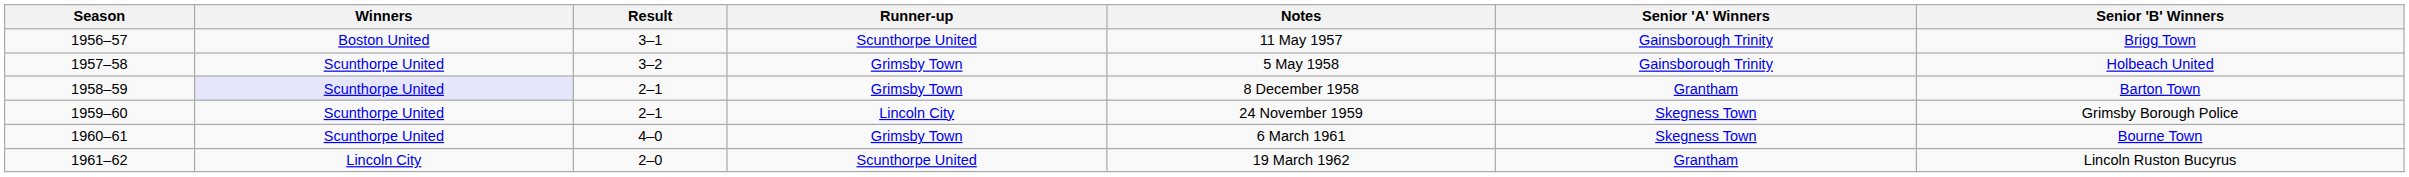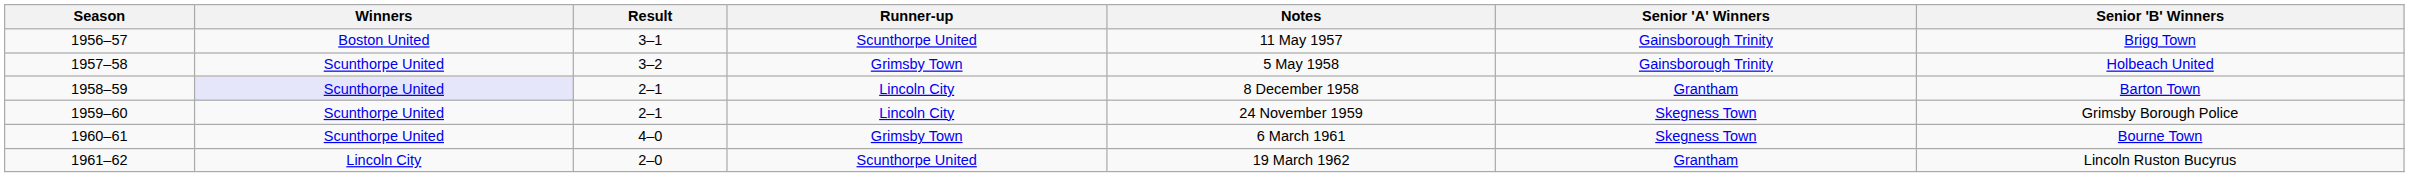(917, 88) Grimsby Town -> (917, 88) Lincoln City
